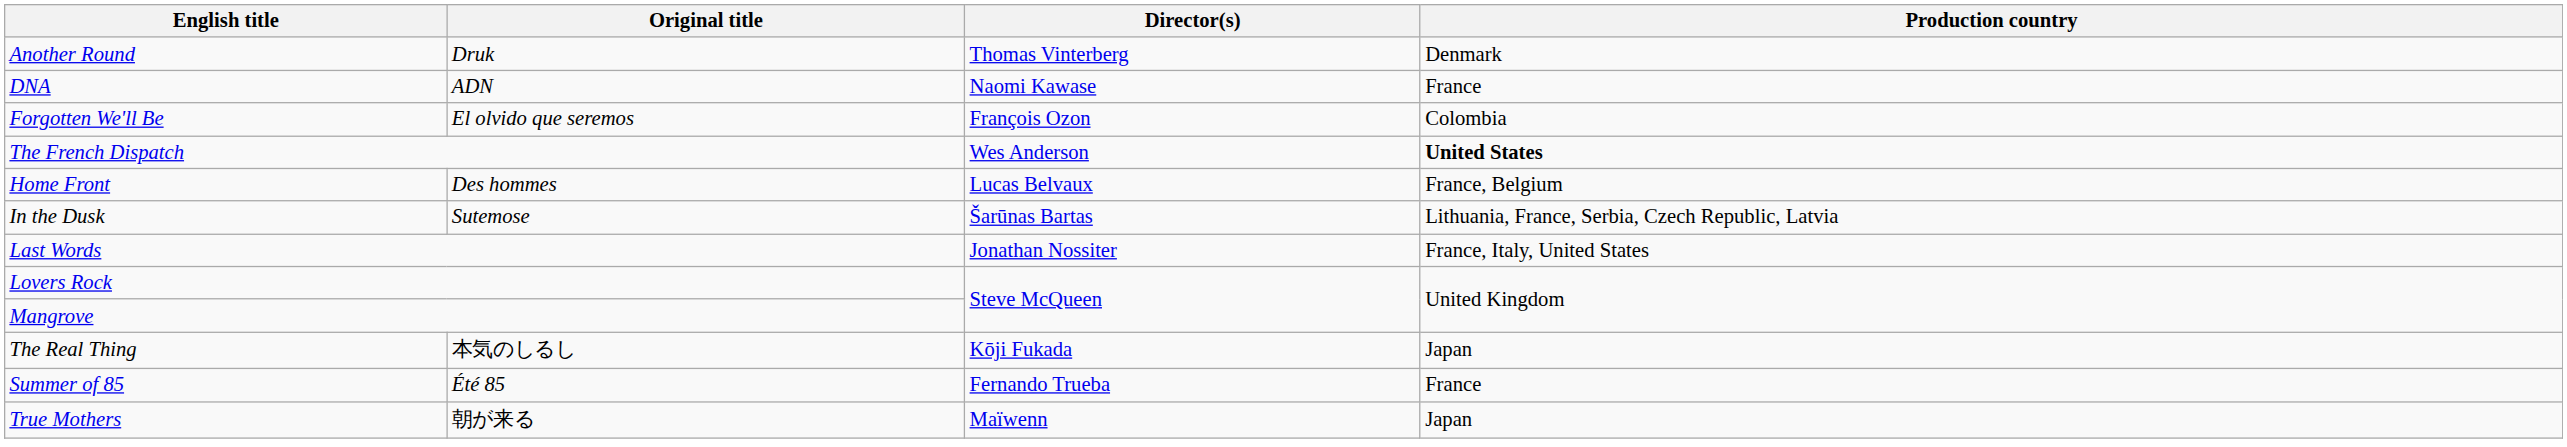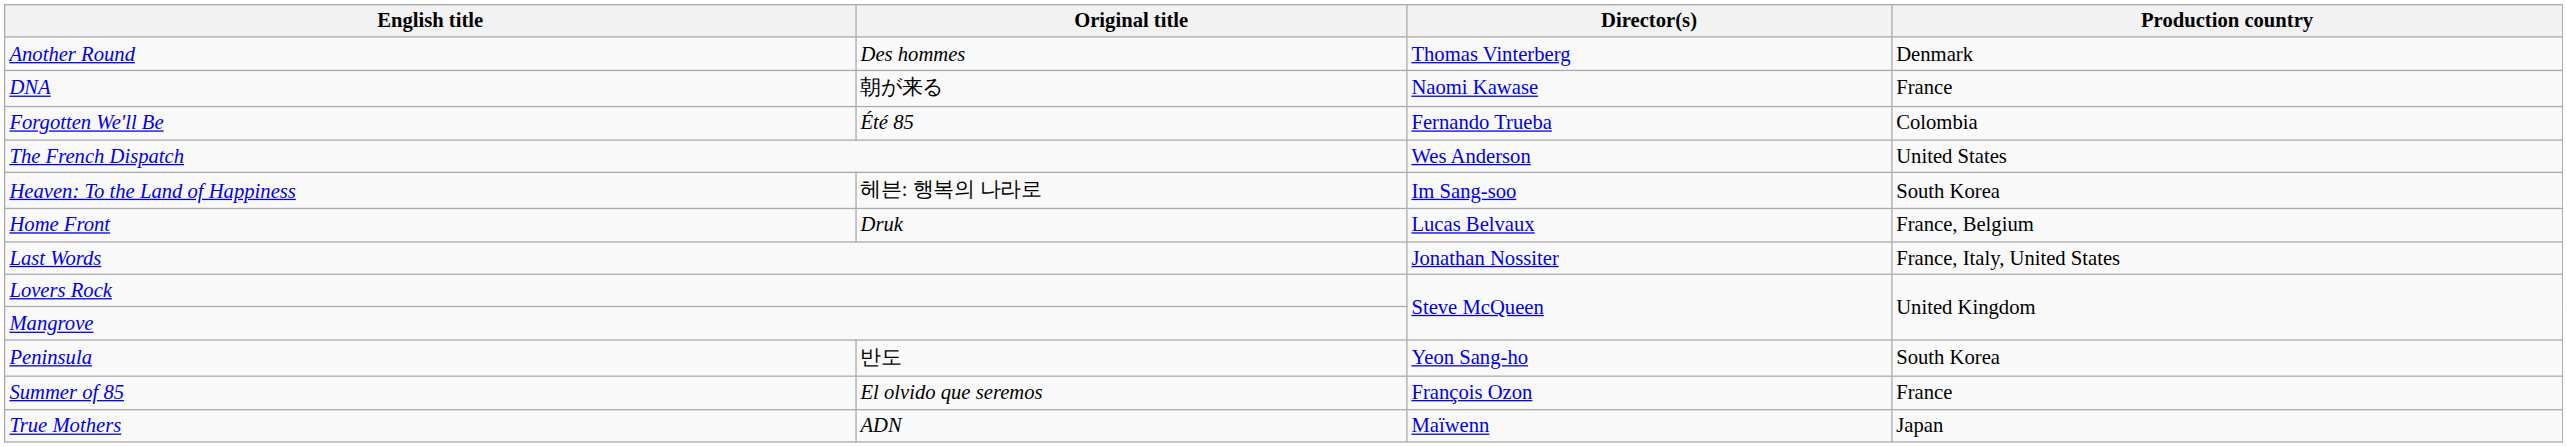(473, 53) Druk -> (913, 53) Des hommes
(472, 86) ADN -> (902, 87) 朝が来る
(543, 119) El olvido que seremos -> (887, 122) Été 85
(1030, 119) François Ozon -> (1482, 122) Fernando Trueba
(1484, 151) bold -> (1952, 155) normal
+ row: (153, 190)
(504, 184) Des hommes -> (882, 225) Druk
- row: (57, 217)
+ row: (51, 357)
- row: (73, 350)
(478, 384) Été 85 -> (952, 392) El olvido que seremos
(1040, 384) Fernando Trueba -> (1472, 392) François Ozon
(493, 418) 朝が来る -> (881, 425) ADN
